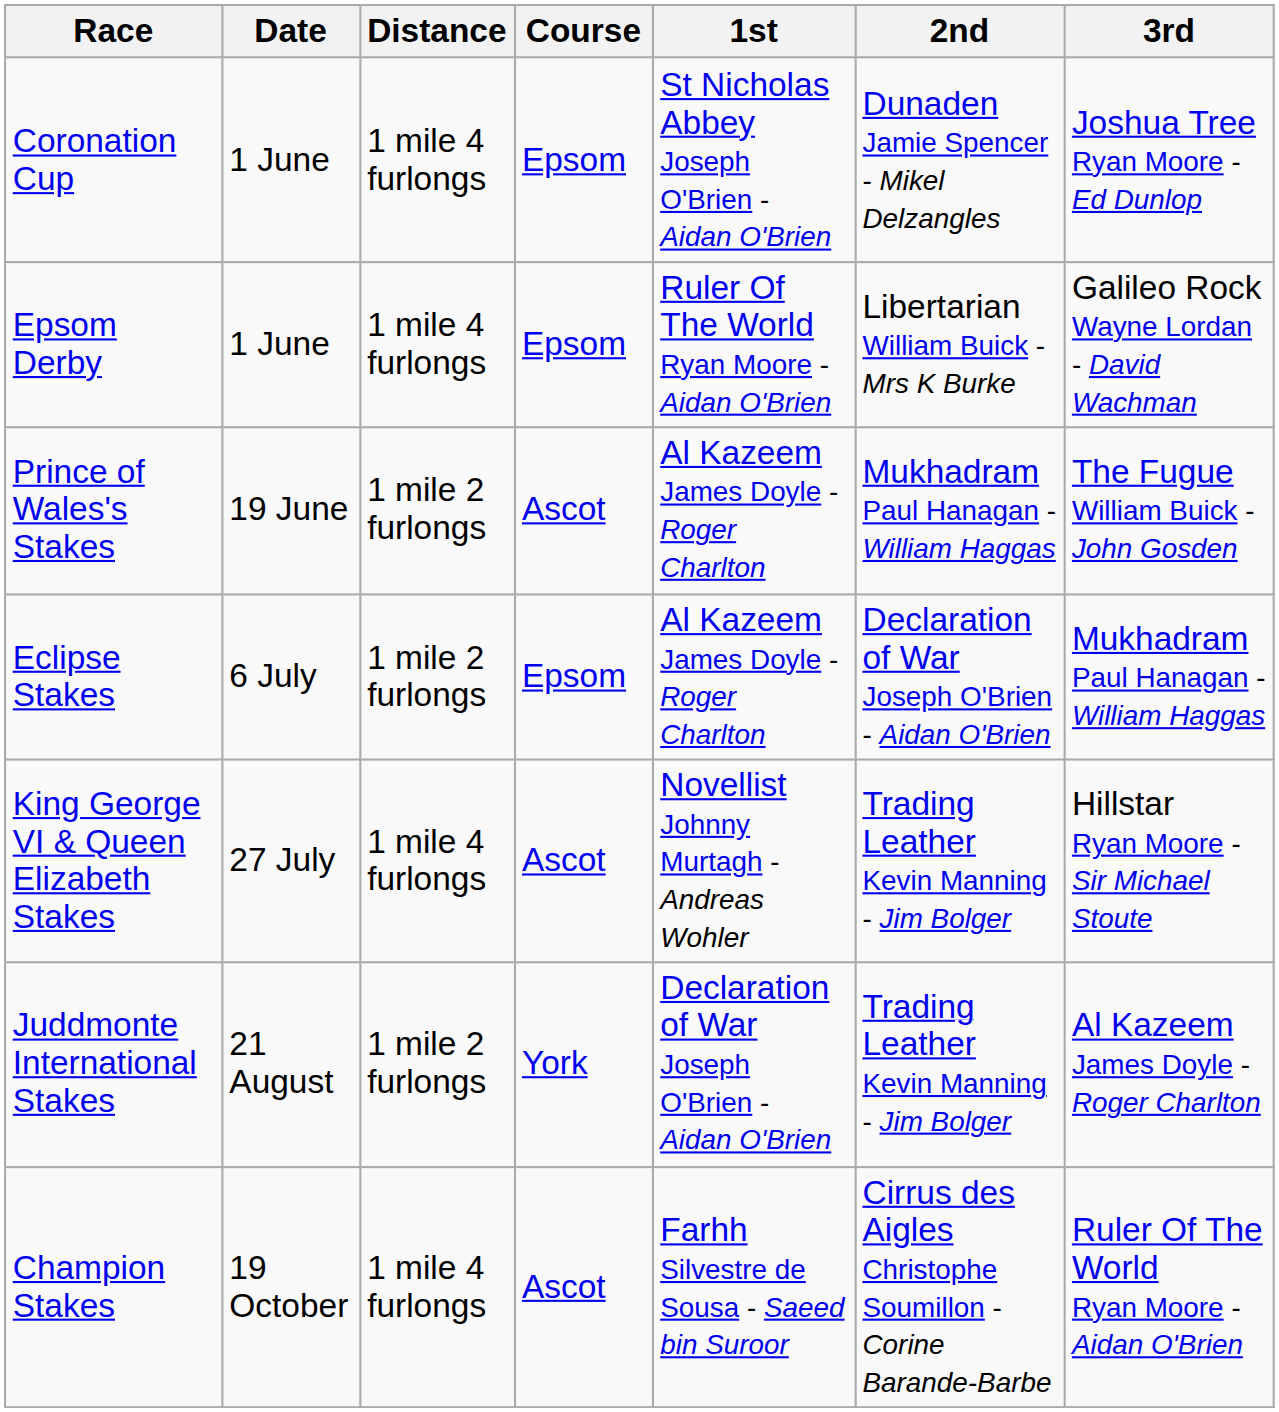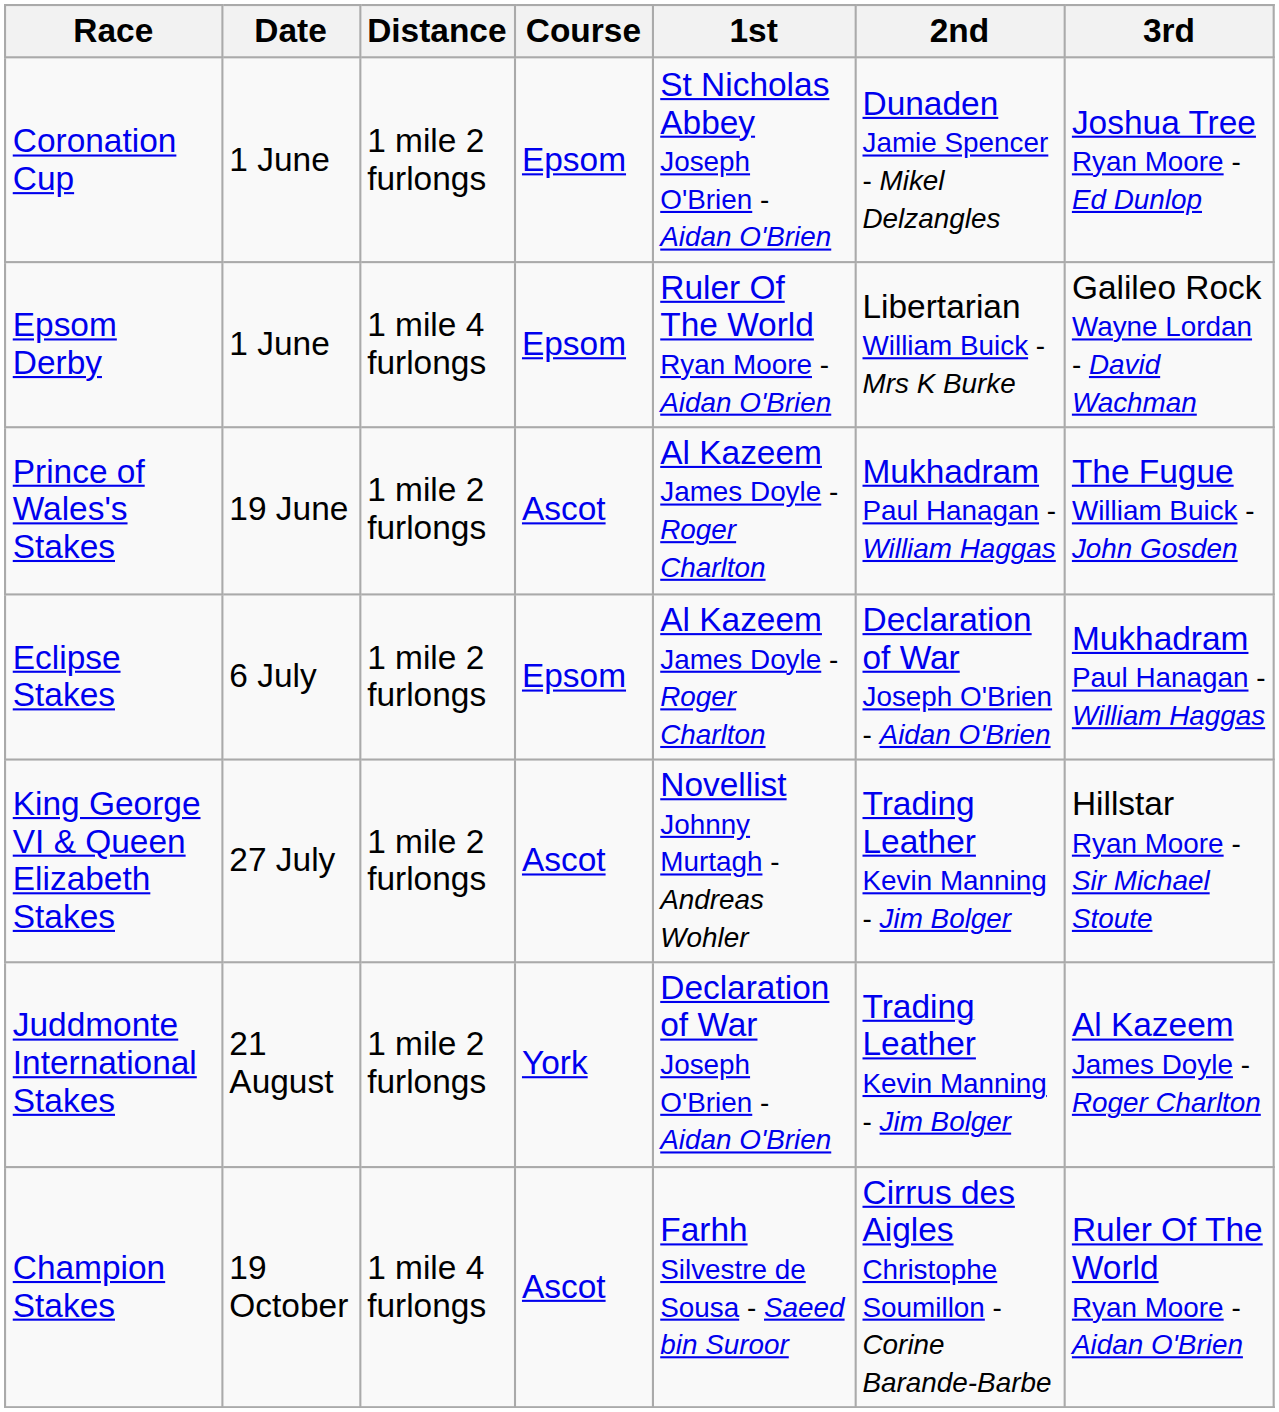(427, 159) 1 mile 4 furlongs -> (427, 159) 1 mile 2 furlongs
(427, 860) 1 mile 4 furlongs -> (427, 860) 1 mile 2 furlongs
